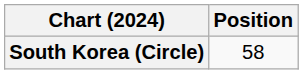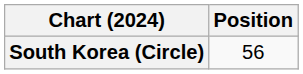(253, 52) 58 -> (253, 52) 56
